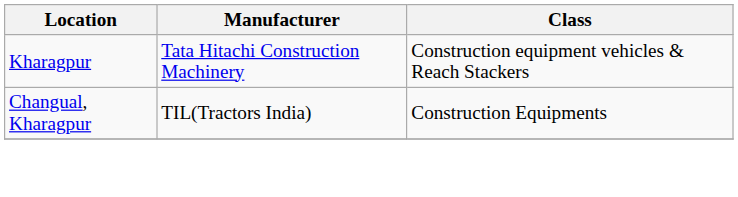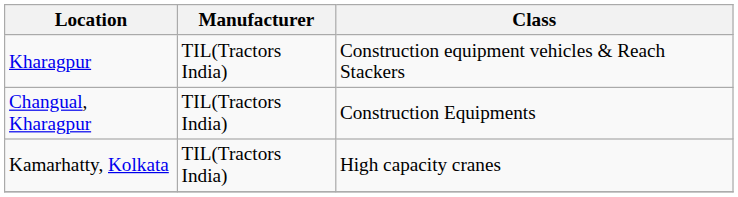(260, 60) Tata Hitachi Construction Machinery -> (231, 60) TIL(Tractors India)
+ row: (89, 165)
